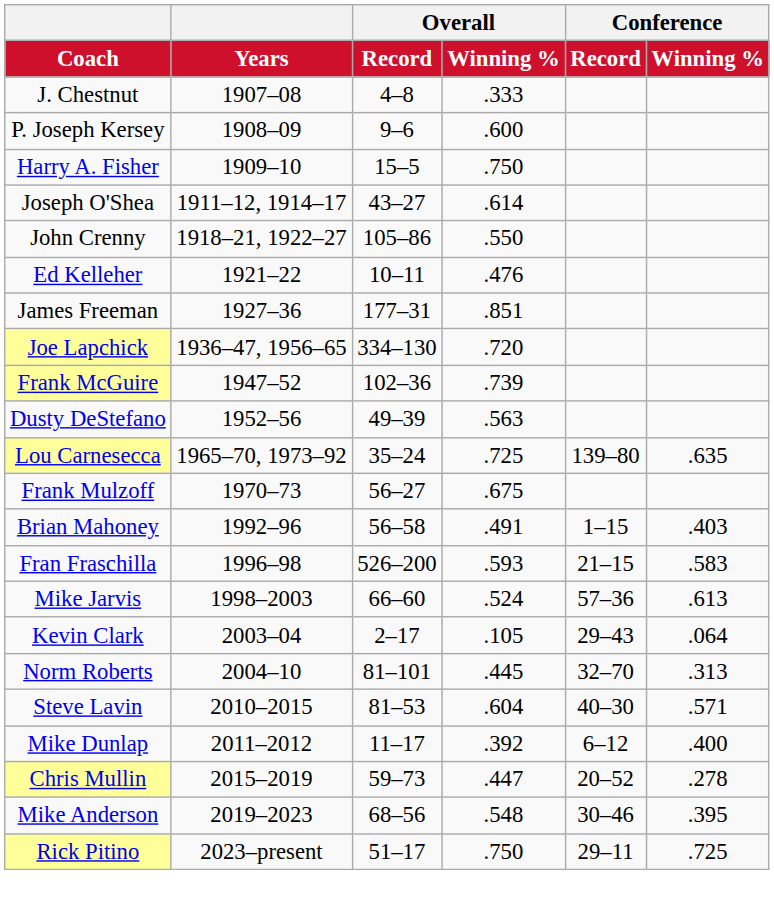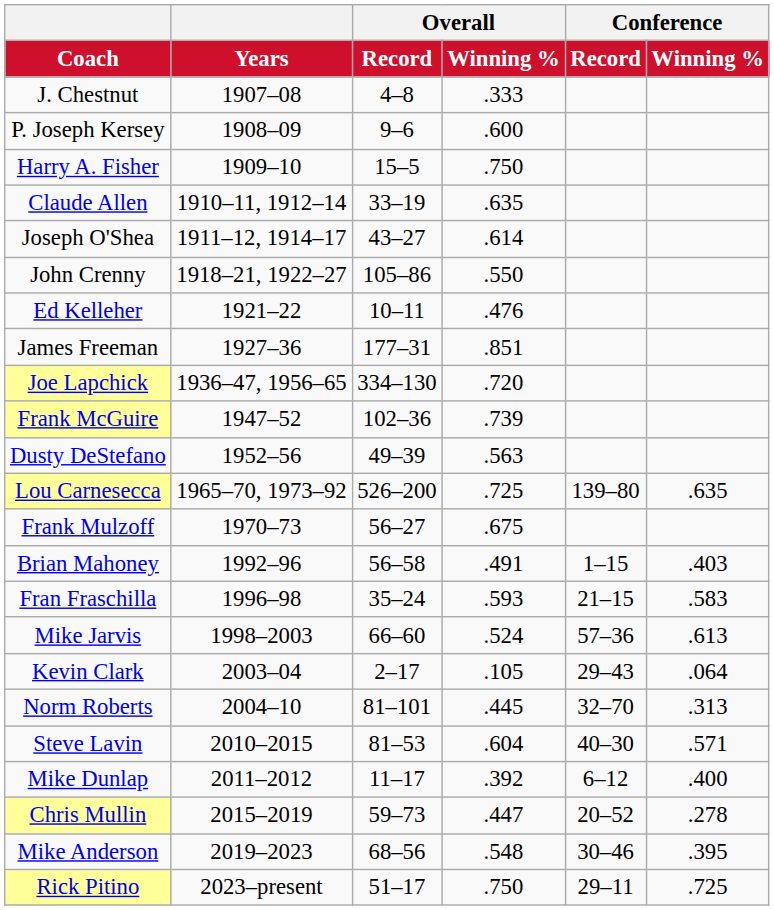+ row: (88, 202)
(397, 454) 35–24 -> (397, 490) 526–200
(397, 563) 526–200 -> (397, 599) 35–24
